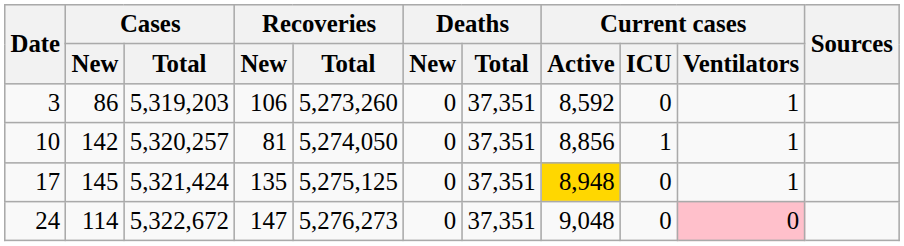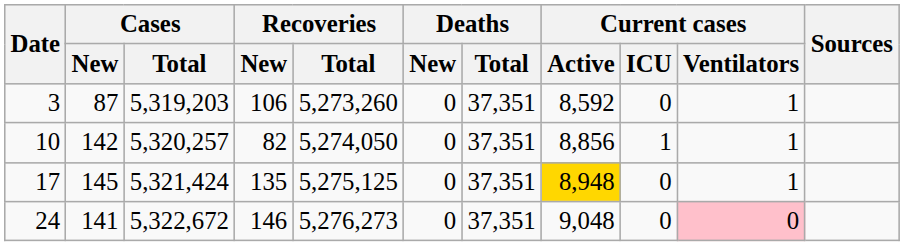(106, 102) 86 -> (106, 102) 87
(275, 142) 81 -> (275, 142) 82
(100, 220) 114 -> (100, 220) 141
(269, 220) 147 -> (269, 220) 146
